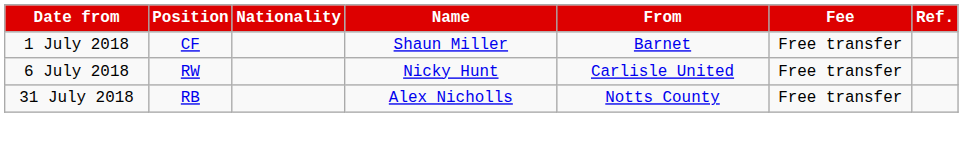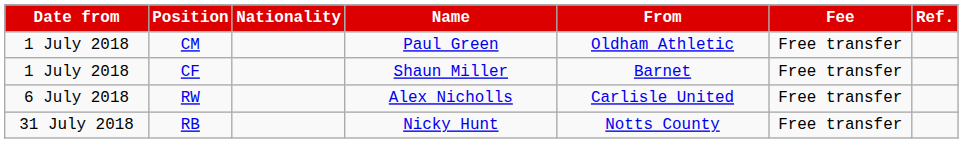+ row: (190, 44)
(451, 71) Nicky Hunt -> (451, 98) Alex Nicholls
(451, 98) Alex Nicholls -> (451, 125) Nicky Hunt
